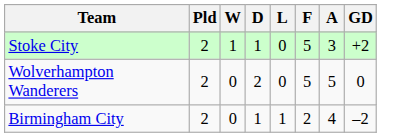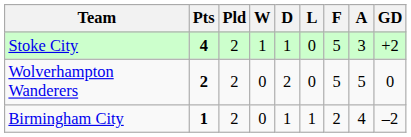+ column: (204, 18)
